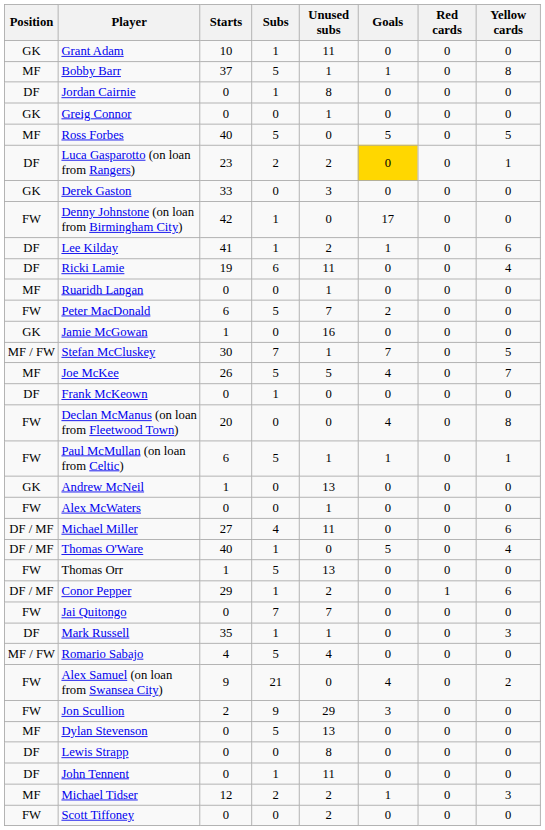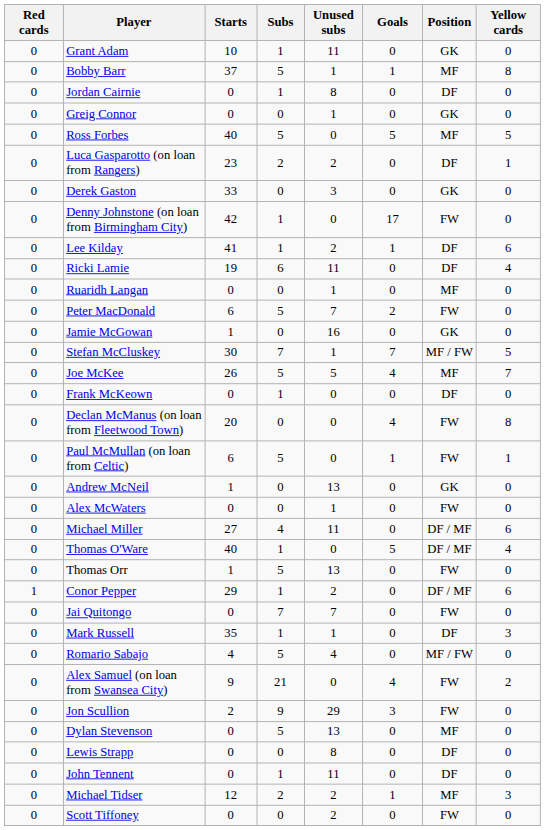columns swapped: (31, 22) <-> (447, 22)
(388, 163) gold background -> (393, 163) no background
(329, 458) 1 -> (333, 458) 0
